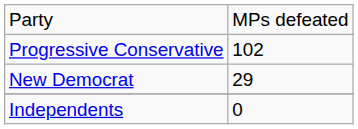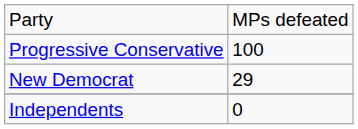(248, 50) 102 -> (248, 50) 100
